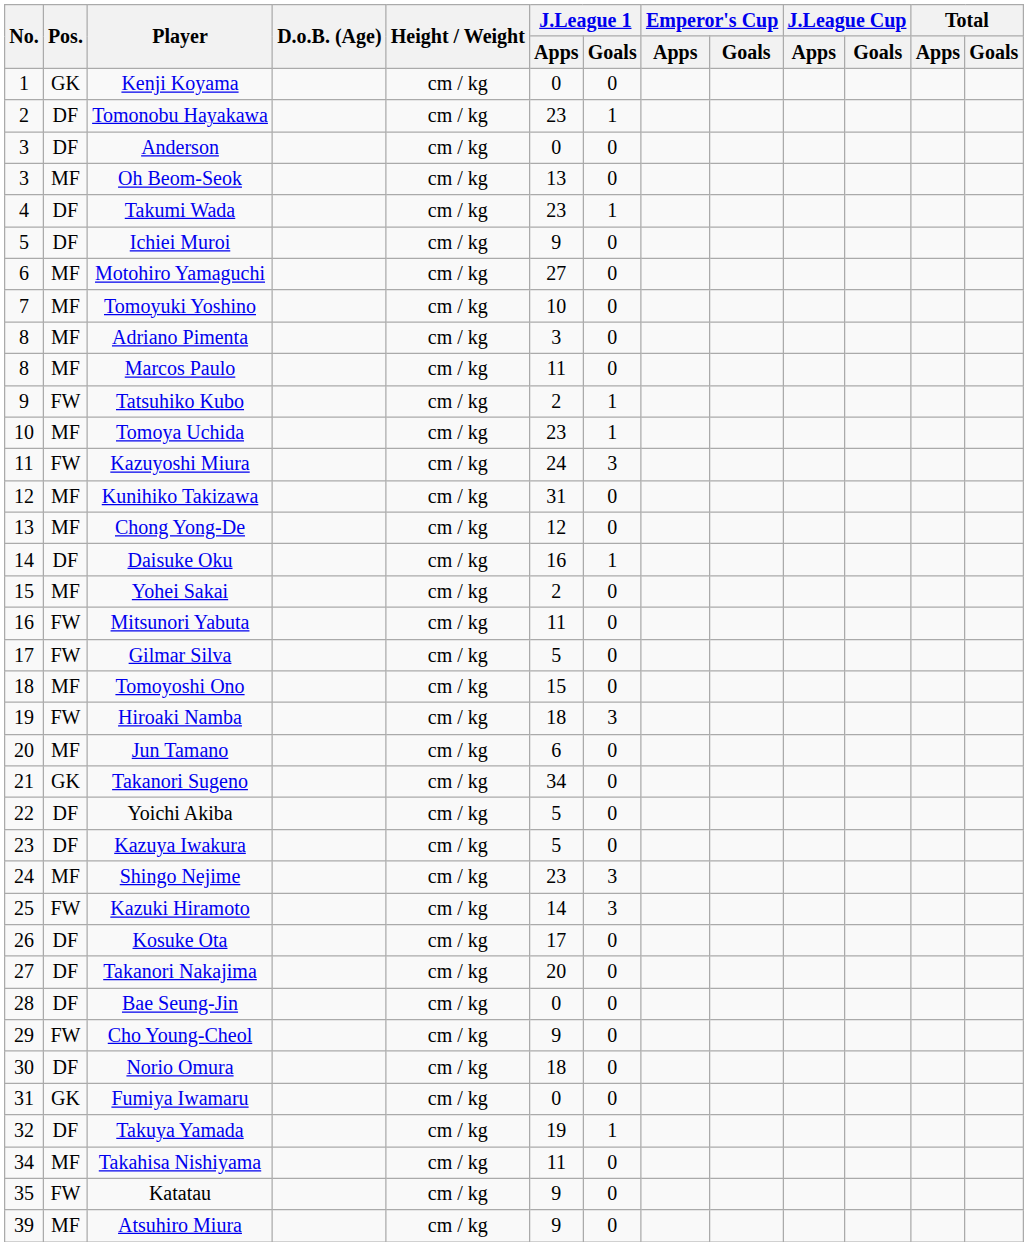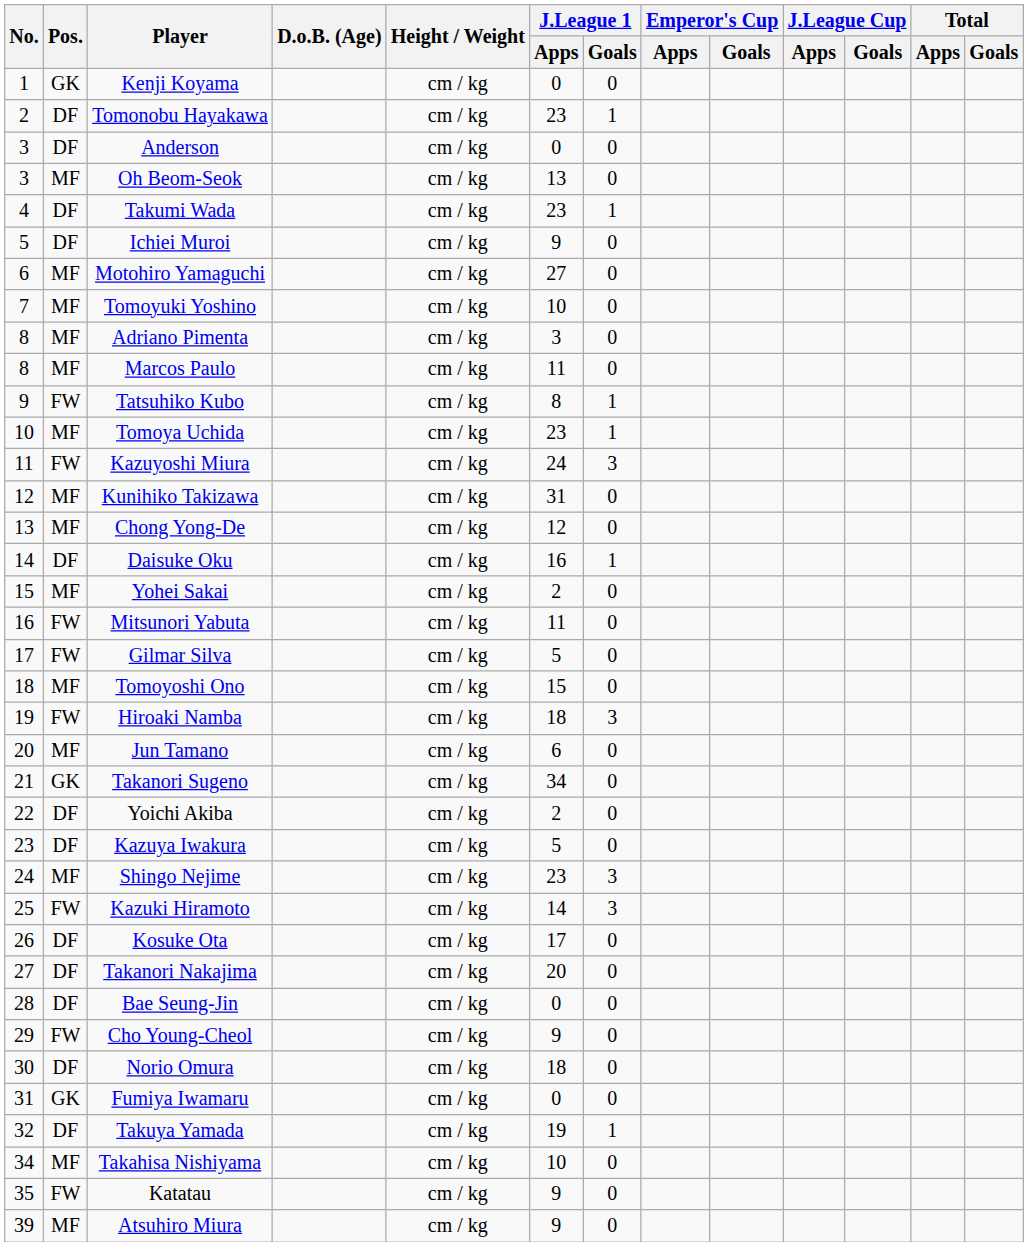(556, 400) 2 -> (556, 400) 8
(556, 813) 5 -> (556, 813) 2
(556, 1162) 11 -> (556, 1162) 10
